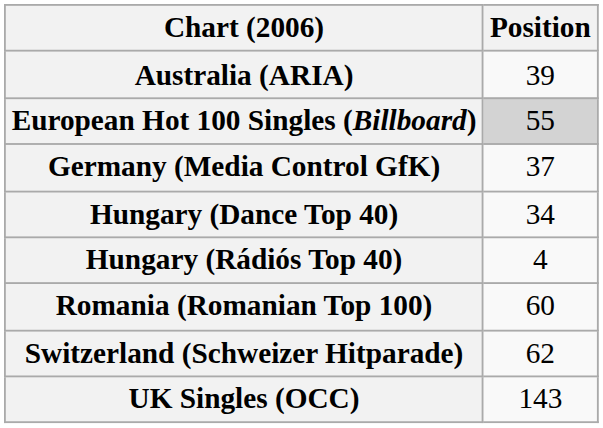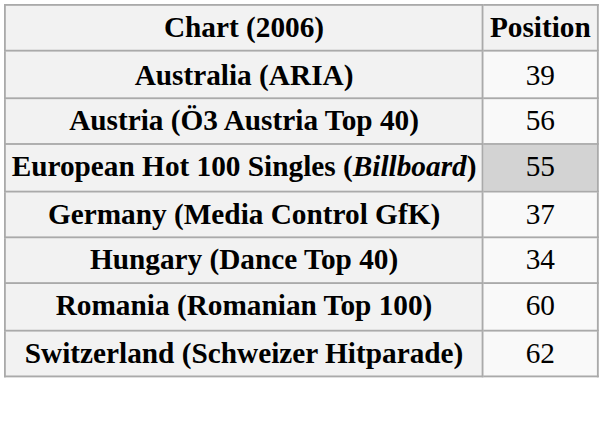+ row: (244, 120)
- row: (244, 259)
- row: (244, 399)
